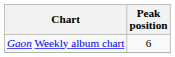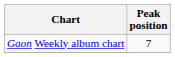(148, 43) 6 -> (148, 43) 7
